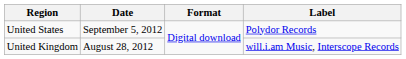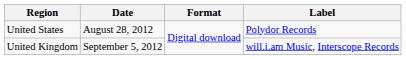(123, 29) September 5, 2012 -> (118, 29) August 28, 2012
(118, 46) August 28, 2012 -> (123, 46) September 5, 2012
